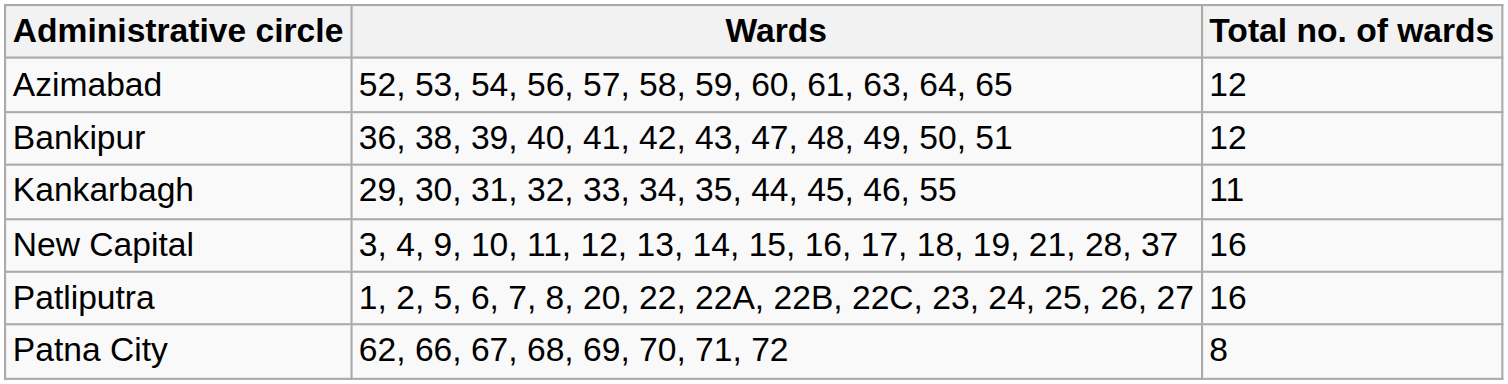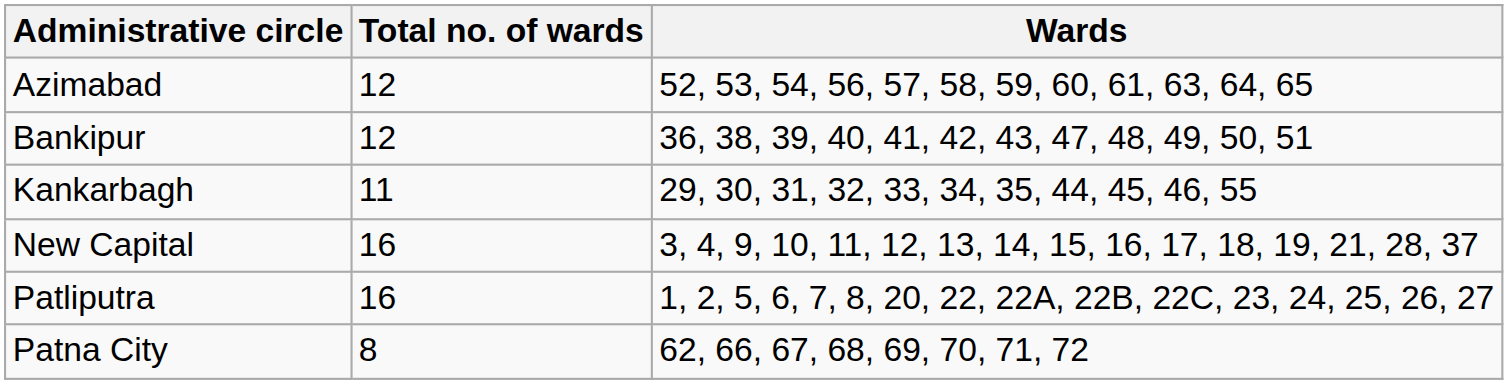columns swapped: (1352, 31) <-> (776, 31)
